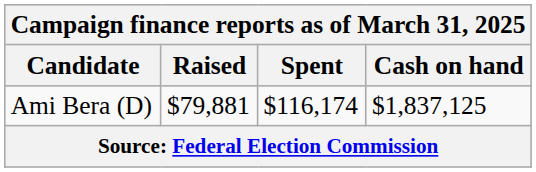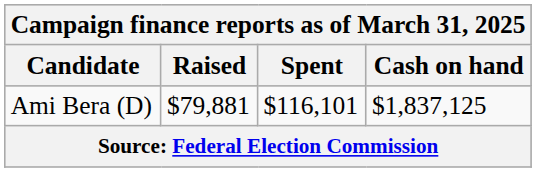(311, 105) $116,174 -> (311, 105) $116,101
